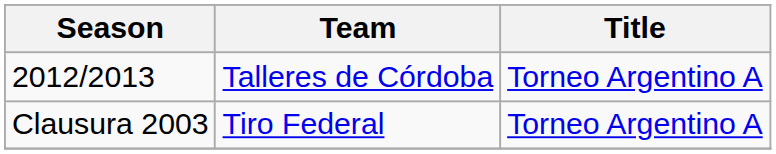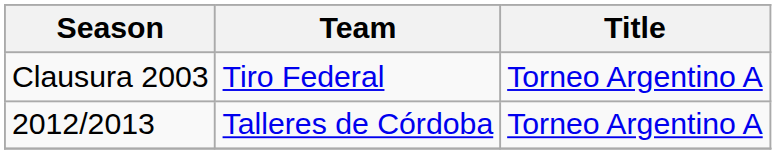rows swapped: (110, 124) <-> (83, 76)
